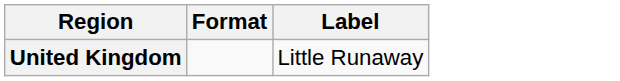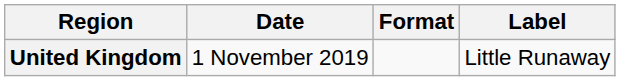+ column: (280, 22)
